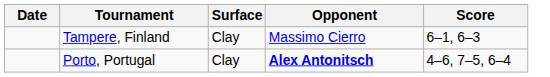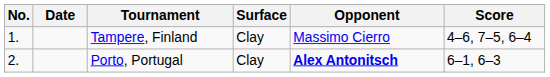+ column: (19, 15)
(453, 37) 6–1, 6–3 -> (489, 37) 4–6, 7–5, 6–4
(469, 60) 4–6, 7–5, 6–4 -> (474, 60) 6–1, 6–3
